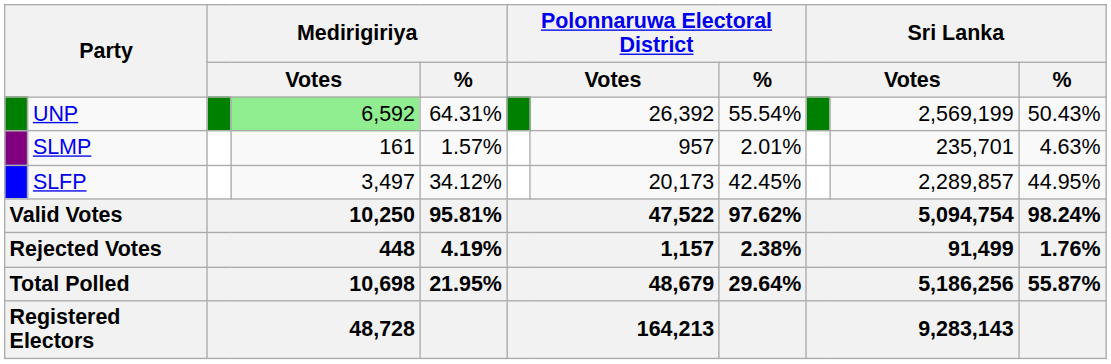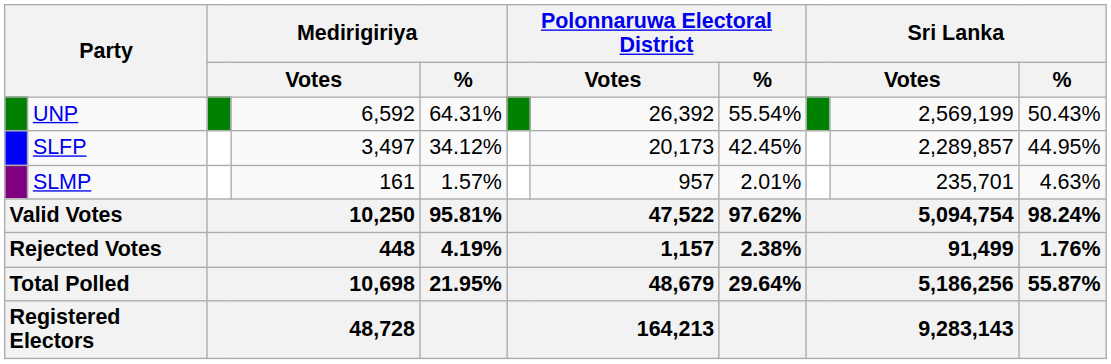(388, 113) lightgreen background -> (388, 113) no background
rows swapped: (60, 181) <-> (62, 147)
